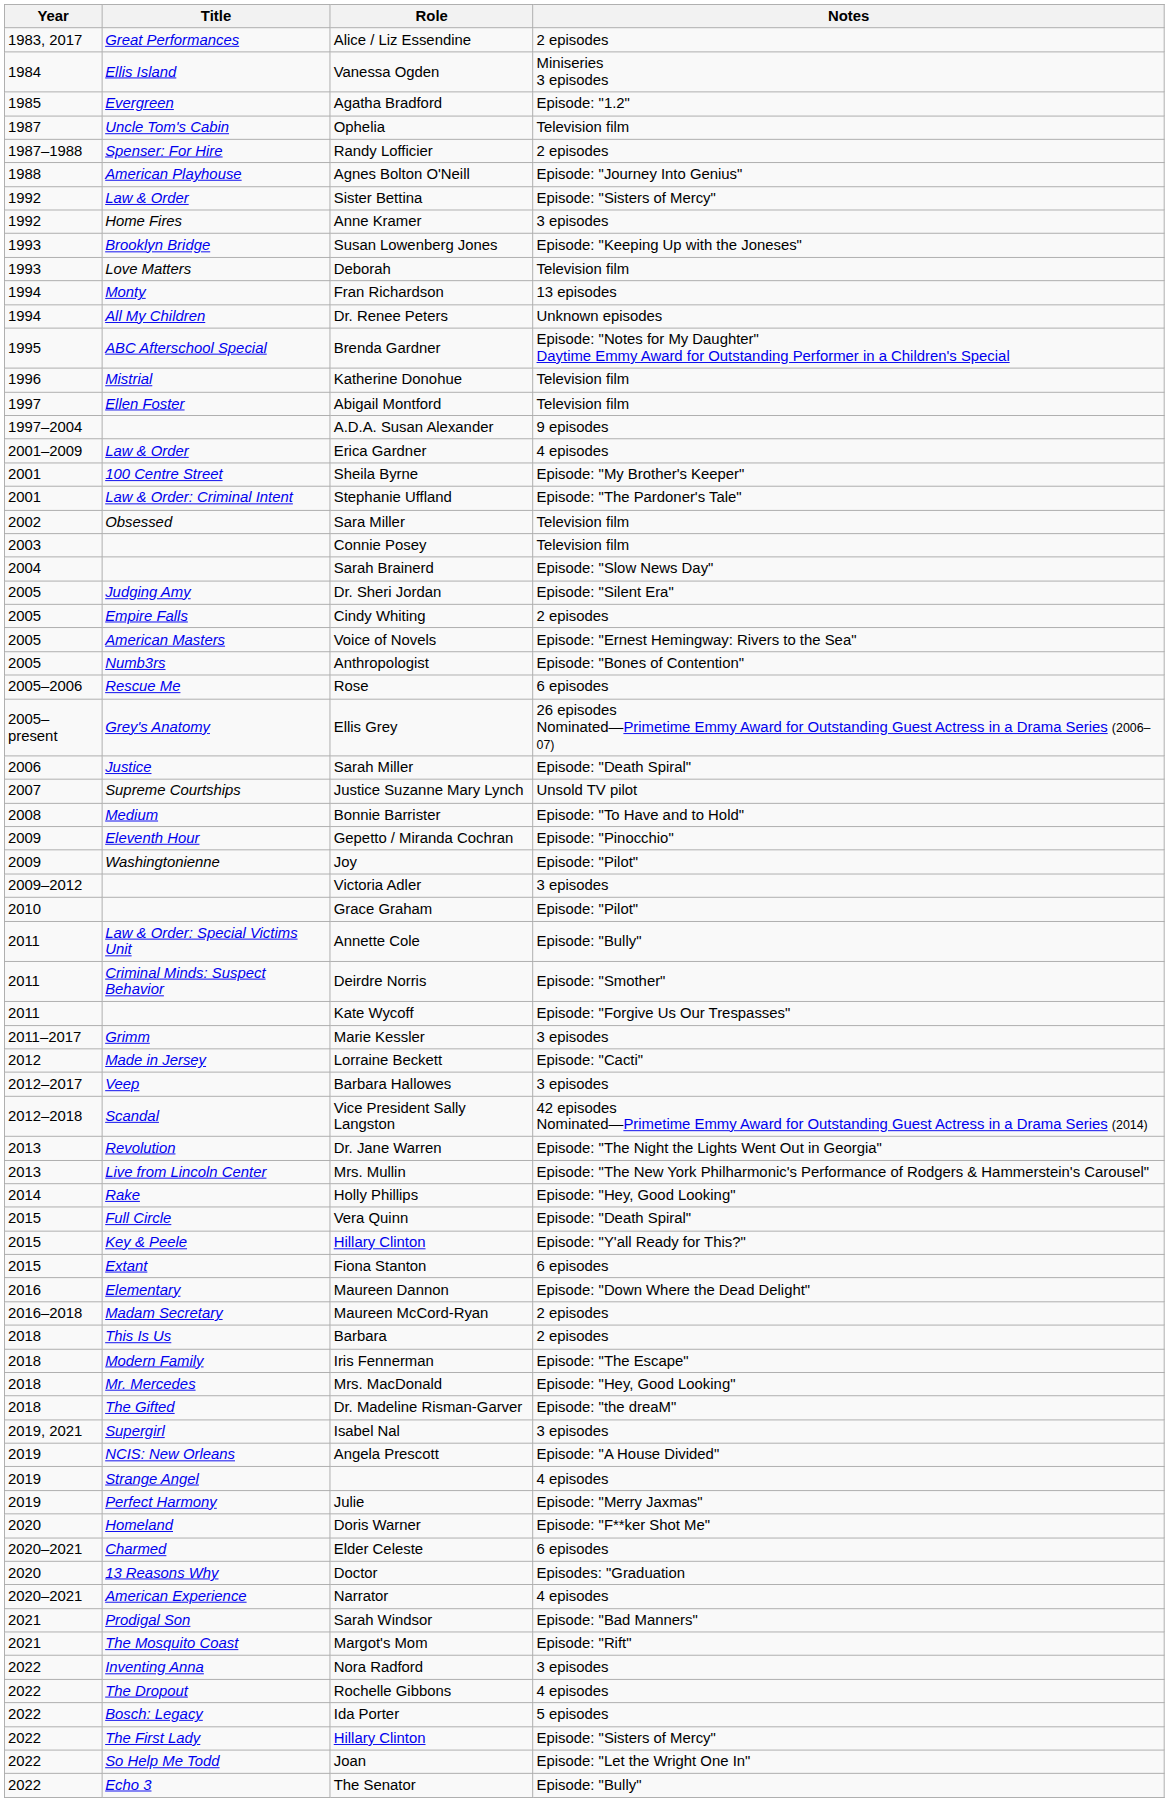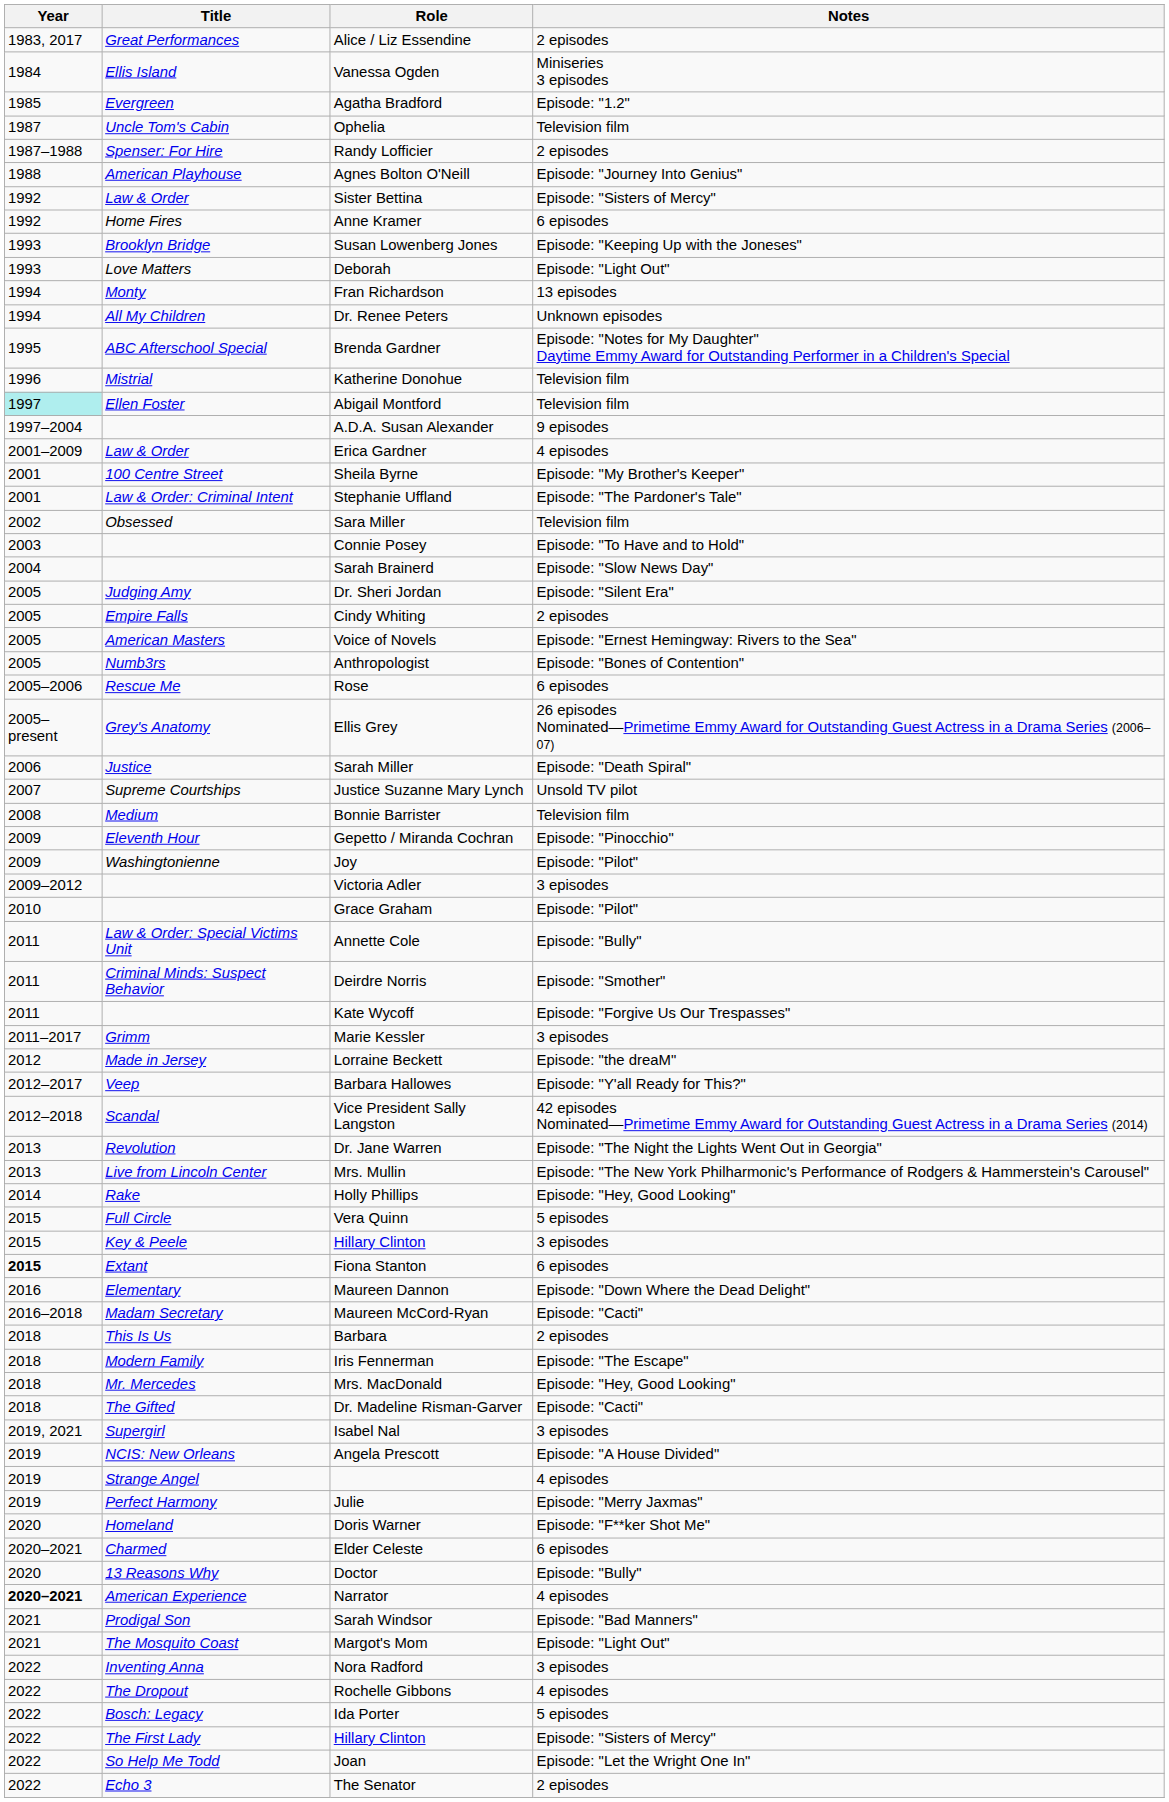(573, 221) 3 episodes -> (573, 221) 6 episodes
(583, 269) Television film -> (603, 269) Episode: "Light Out"
(24, 403) no background -> (24, 403) paleturquoise background
(583, 545) Television film -> (640, 545) Episode: "To Have and to Hold"
(640, 814) Episode: "To Have and to Hold" -> (583, 814) Television film
(590, 1060) Episode: "Cacti" -> (606, 1060) Episode: "the dreaM"
(573, 1084) 3 episodes -> (641, 1084) Episode: "Y'all Ready for This?"
(614, 1219) Episode: "Death Spiral" -> (573, 1219) 5 episodes
(641, 1242) Episode: "Y'all Ready for This?" -> (573, 1242) 3 episodes
(24, 1266) normal -> (24, 1266) bold
(573, 1313) 2 episodes -> (590, 1313) Episode: "Cacti"
(606, 1407) Episode: "the dreaM" -> (590, 1407) Episode: "Cacti"
(611, 1573) Episodes: "Graduation -> (589, 1573) Episode: "Bully"
(45, 1596) normal -> (45, 1596) bold
(584, 1643) Episode: "Rift" -> (603, 1643) Episode: "Light Out"
(589, 1785) Episode: "Bully" -> (573, 1785) 2 episodes
